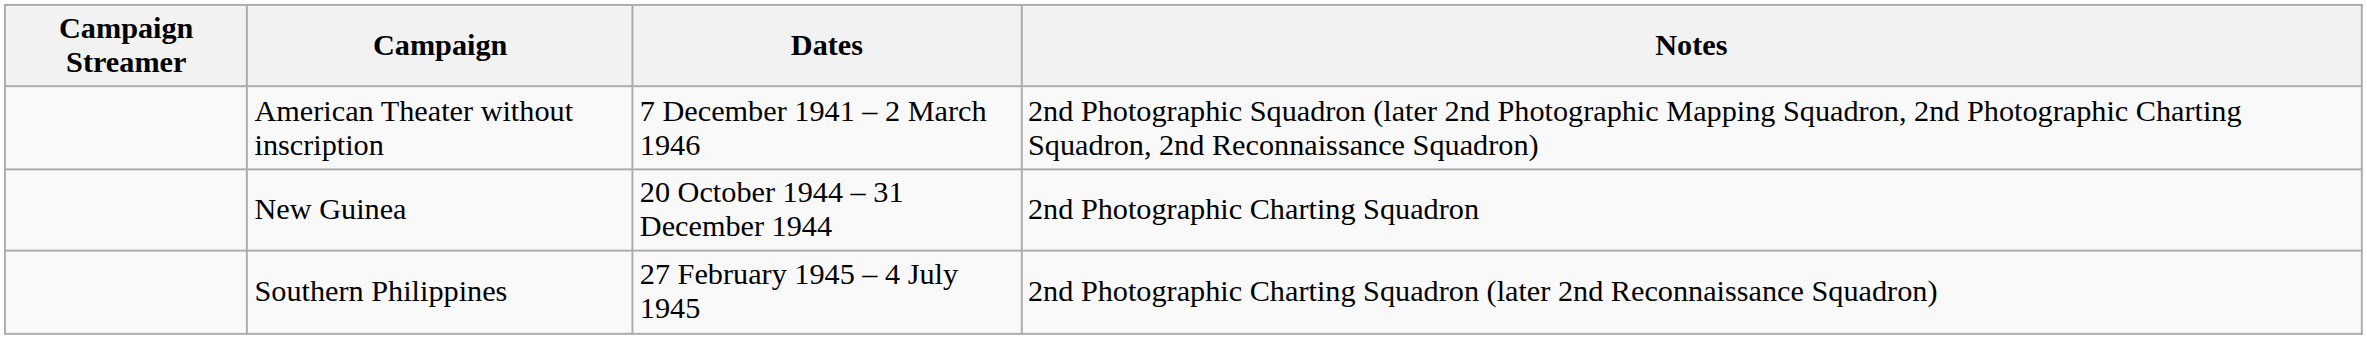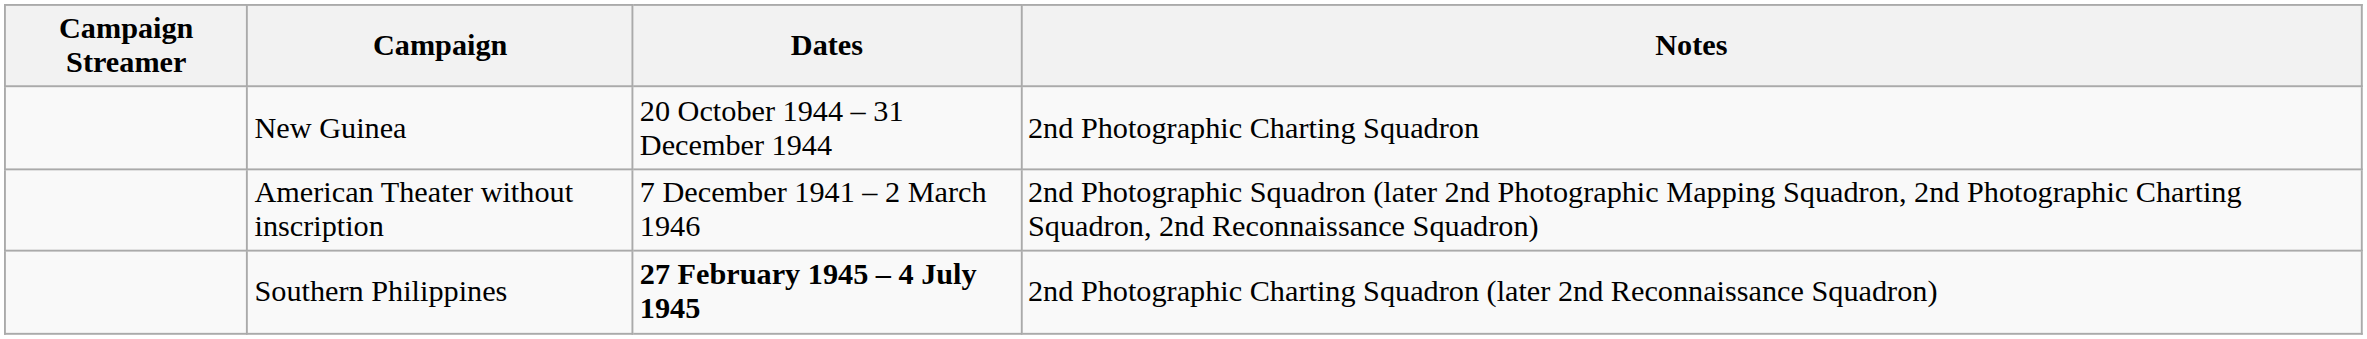rows swapped: (414, 127) <-> (331, 209)
(799, 291) normal -> (808, 291) bold
